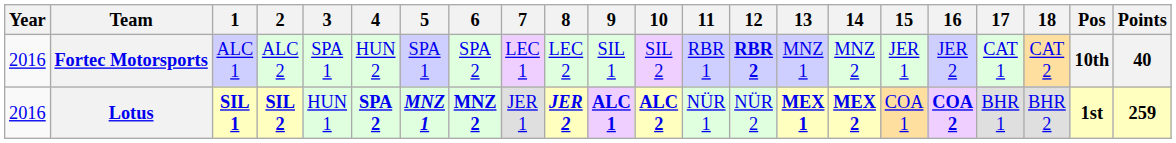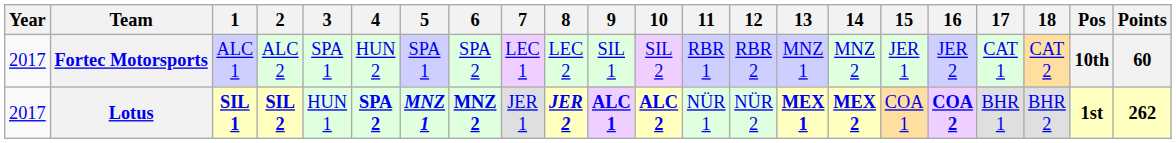(27, 60) 2016 -> (27, 60) 2017
(754, 60) bold -> (754, 60) normal
(1142, 60) 40 -> (1142, 60) 60
(27, 112) 2016 -> (27, 112) 2017
(1142, 112) 259 -> (1142, 112) 262
